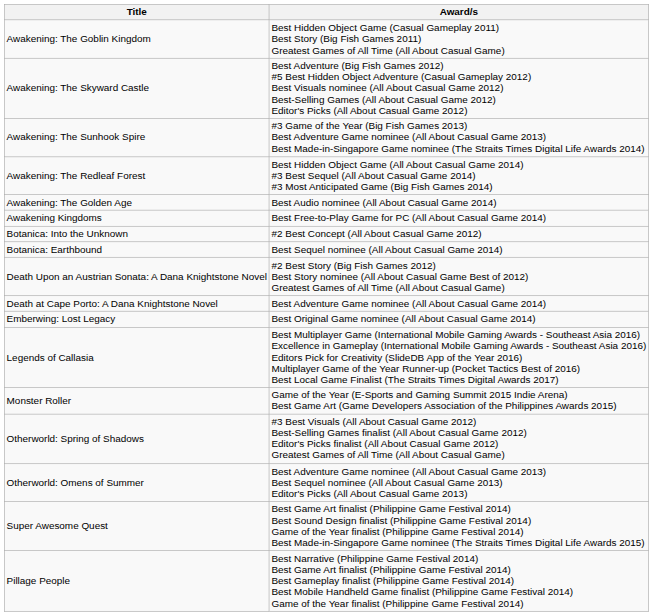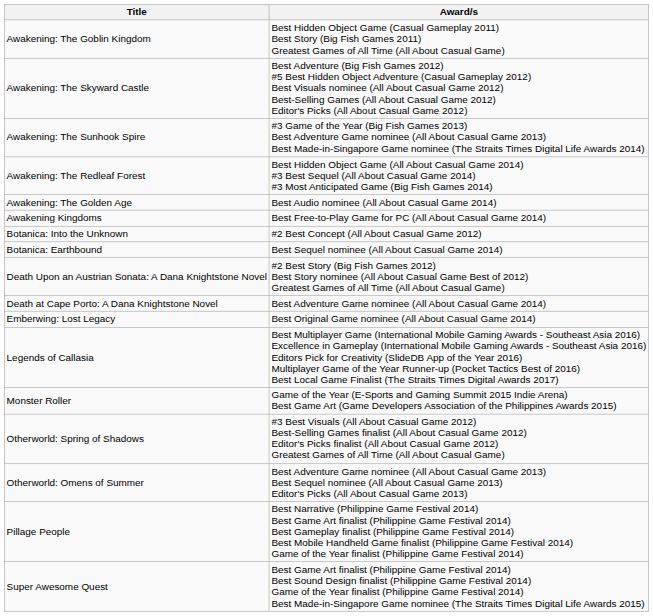rows swapped: (38, 581) <-> (57, 526)
